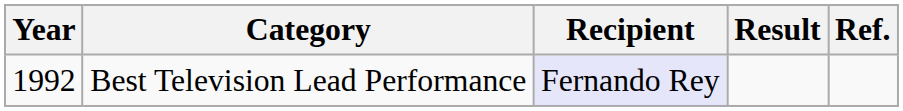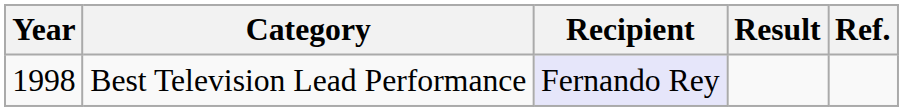(44, 79) 1992 -> (44, 79) 1998
